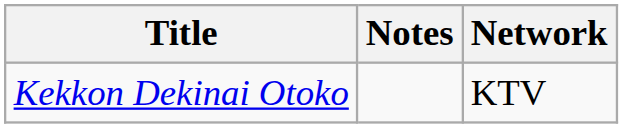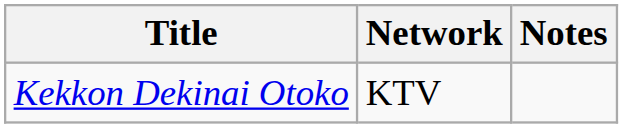columns swapped: (539, 33) <-> (410, 33)
